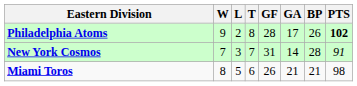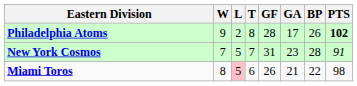(238, 52) 3 -> (238, 52) 5
(292, 52) 14 -> (292, 52) 23
(238, 71) no background -> (238, 71) pink background
(315, 71) 21 -> (315, 71) 22
